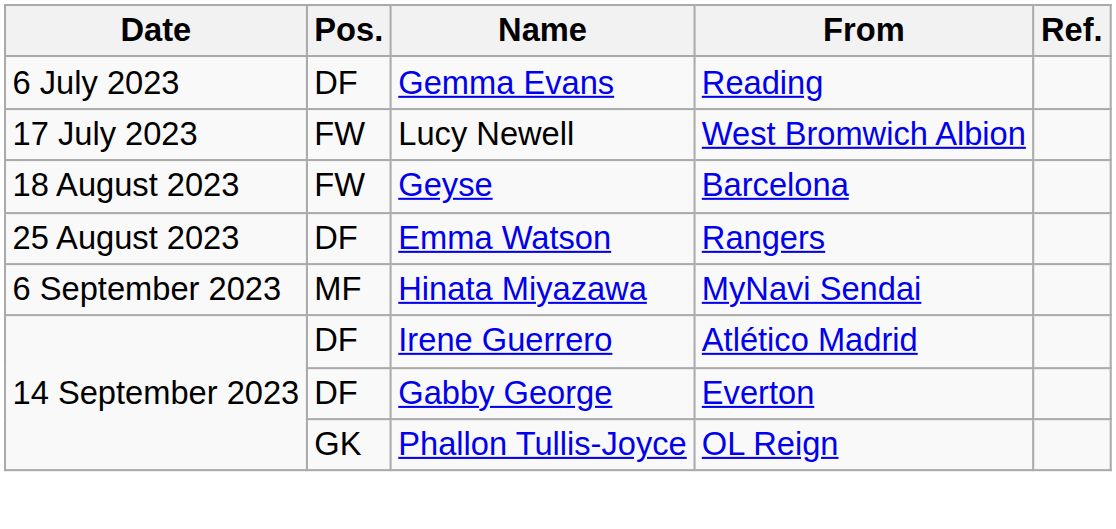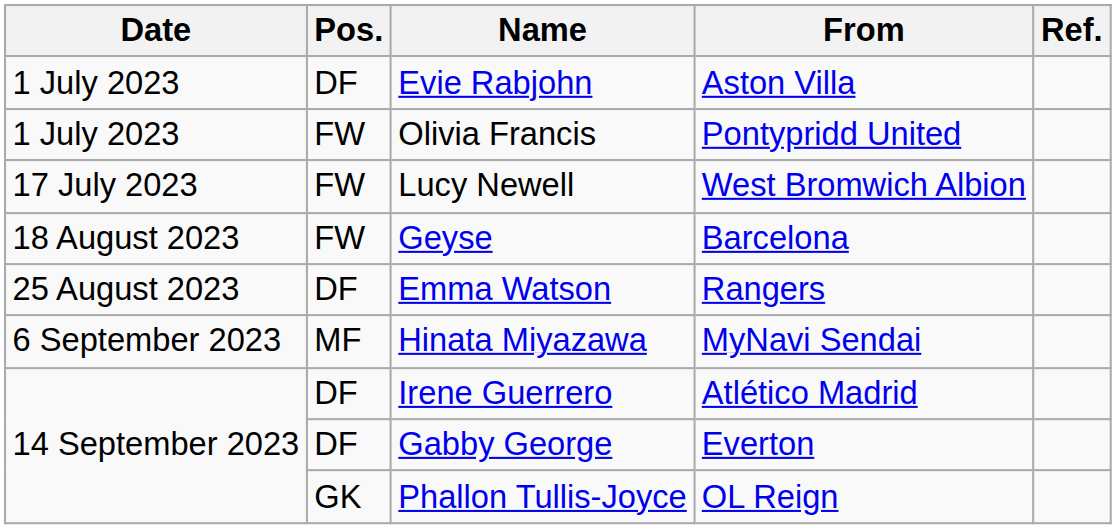+ row: (495, 82)
+ row: (497, 133)
- row: (506, 82)
